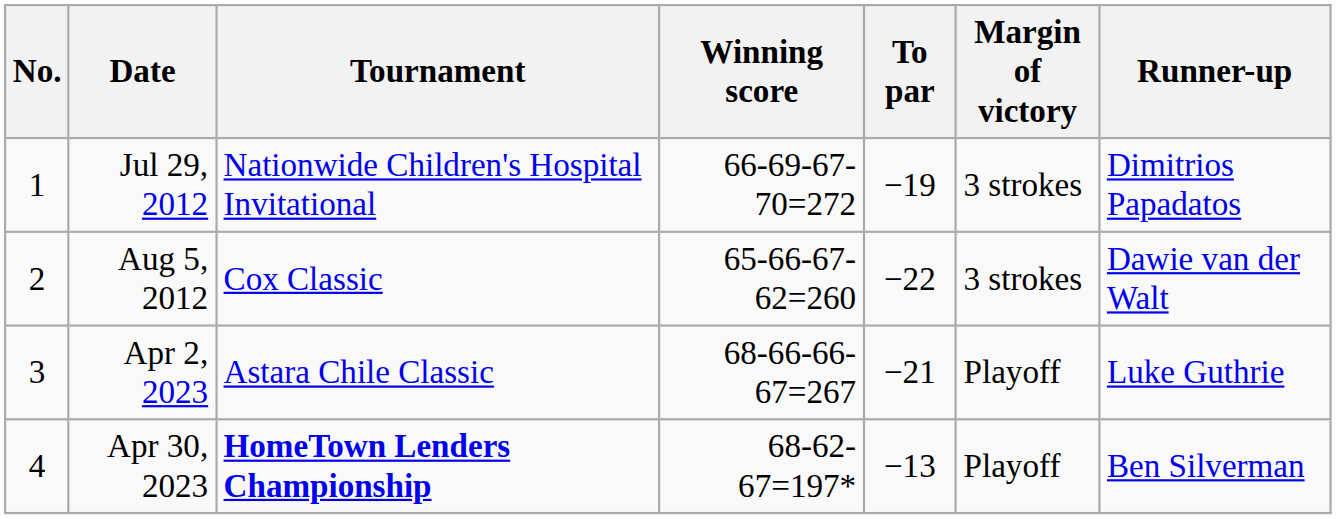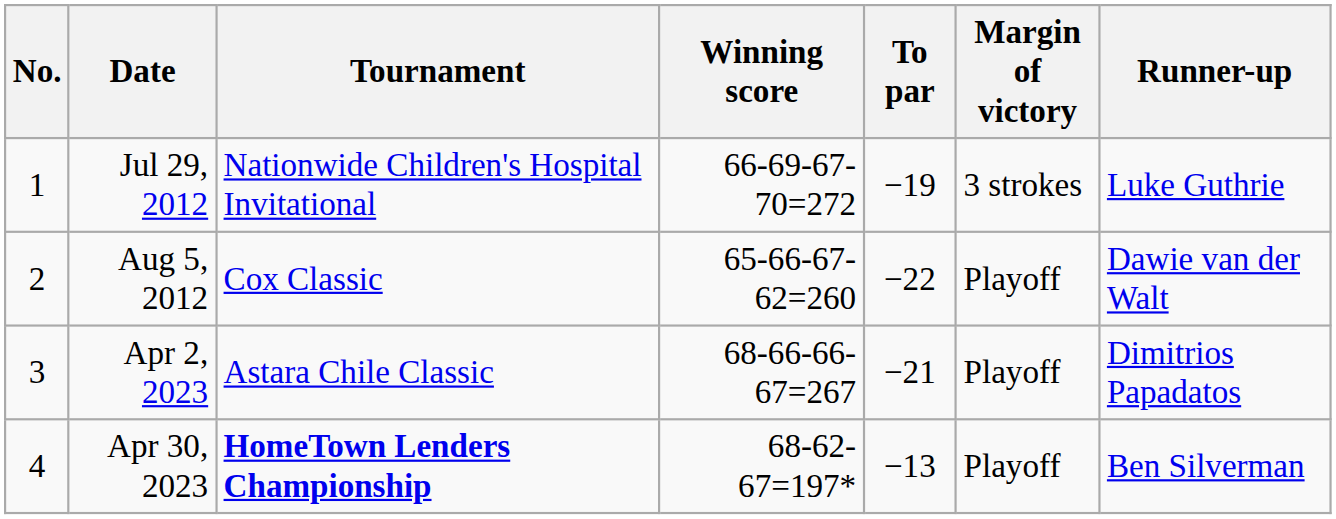(1174, 184) Dimitrios Papadatos -> (1196, 184) Luke Guthrie
(1023, 278) 3 strokes -> (1012, 278) Playoff
(1196, 372) Luke Guthrie -> (1174, 372) Dimitrios Papadatos
